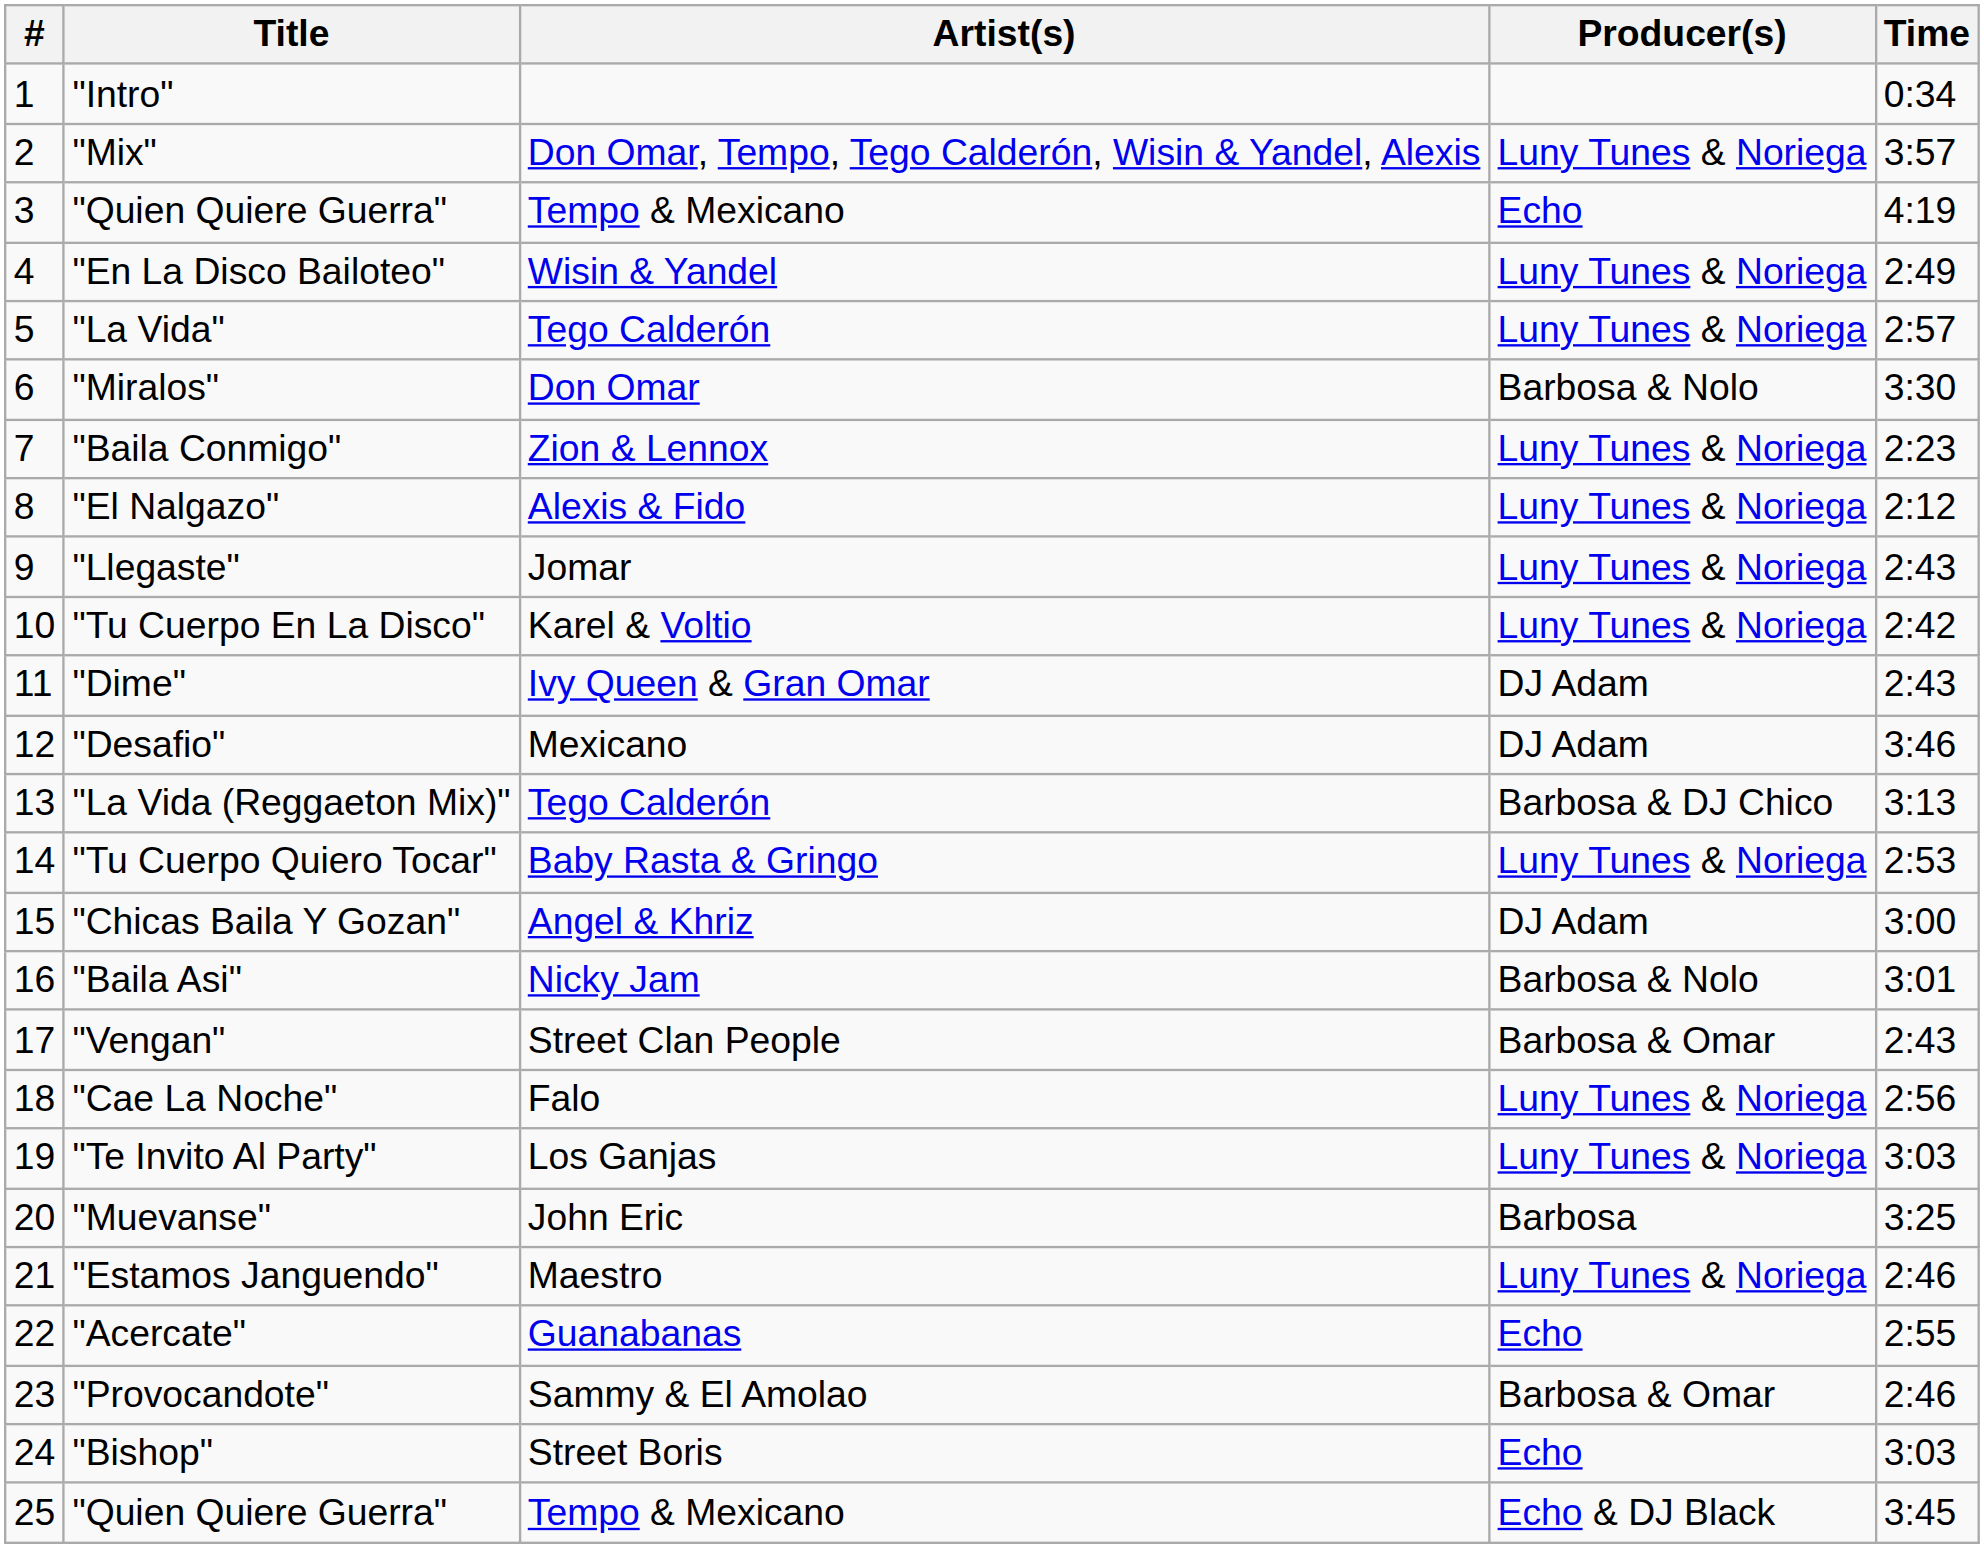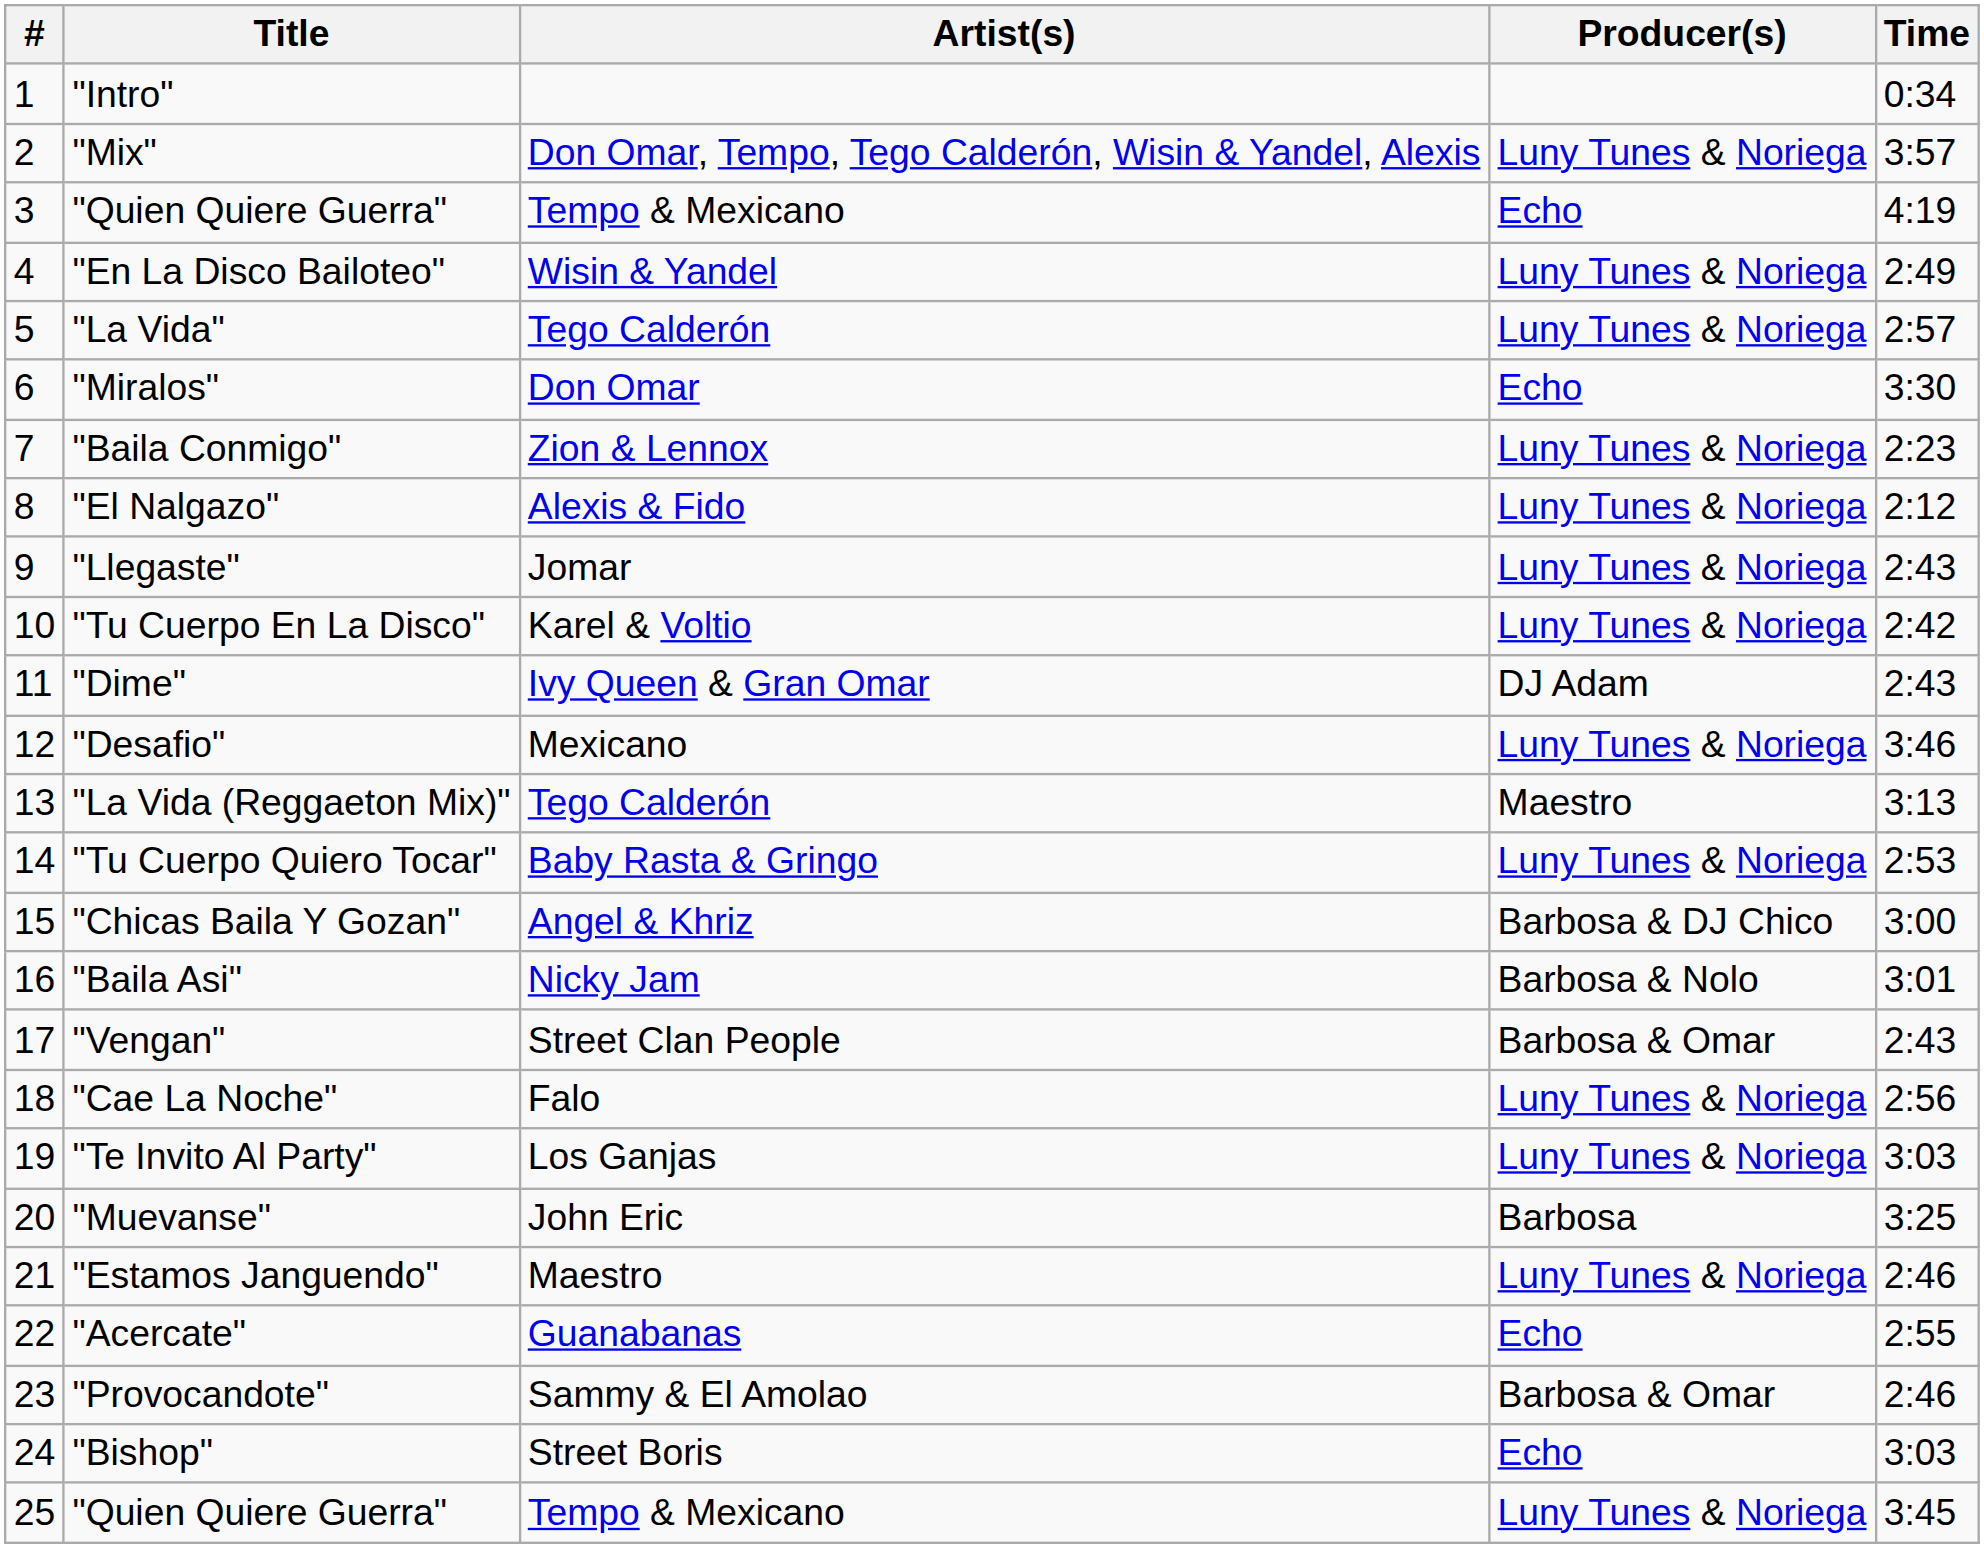(1628, 388) Barbosa & Nolo -> (1540, 388) Echo
(1573, 743) DJ Adam -> (1682, 743) Luny Tunes & Noriega
(1665, 802) Barbosa & DJ Chico -> (1565, 802) Maestro
(1573, 920) DJ Adam -> (1665, 920) Barbosa & DJ Chico
(1636, 1512) Echo & DJ Black -> (1682, 1512) Luny Tunes & Noriega
